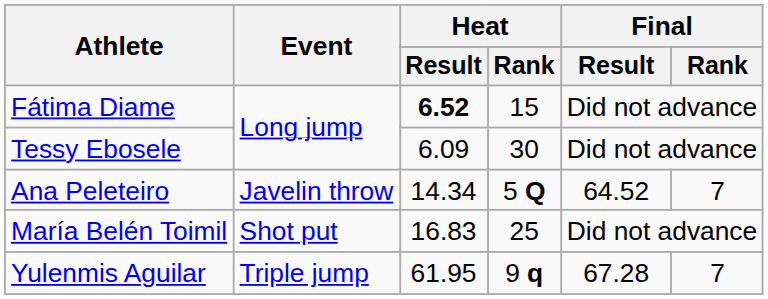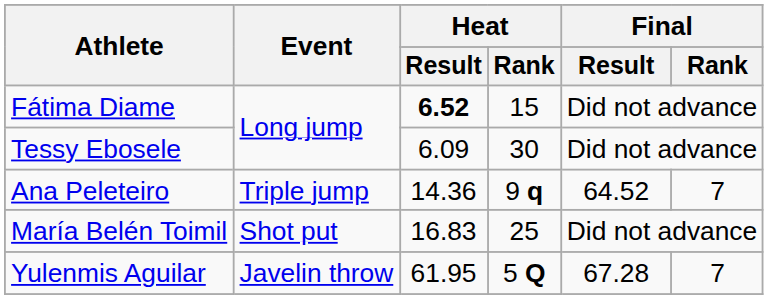(316, 190) Javelin throw -> (304, 190) Triple jump
(444, 190) 14.34 -> (444, 190) 14.36
(524, 190) 5 Q -> (524, 190) 9 q
(304, 274) Triple jump -> (316, 274) Javelin throw
(524, 274) 9 q -> (524, 274) 5 Q
